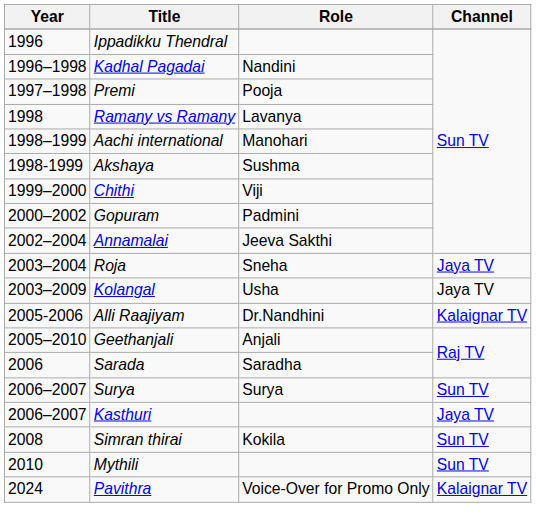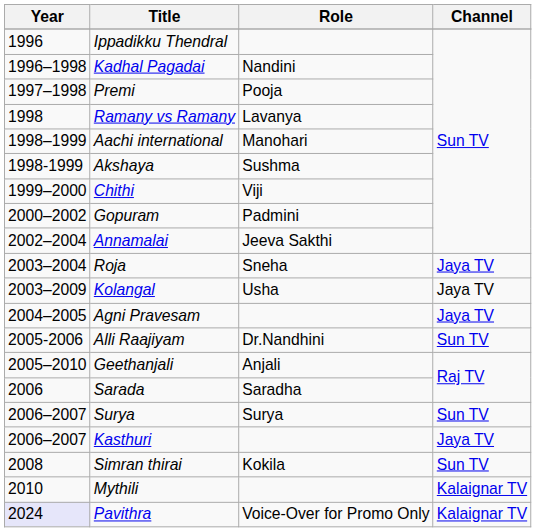+ row: (147, 315)
(482, 315) Kalaignar TV -> (463, 340) Sun TV
(463, 464) Sun TV -> (482, 489) Kalaignar TV
(26, 489) no background -> (26, 514) lavender background
